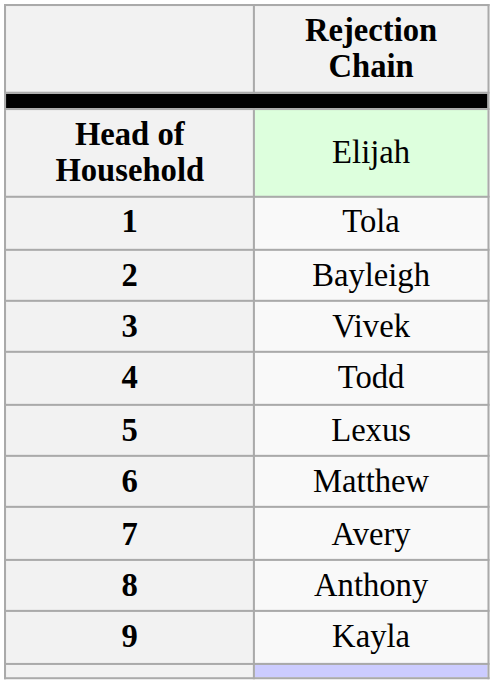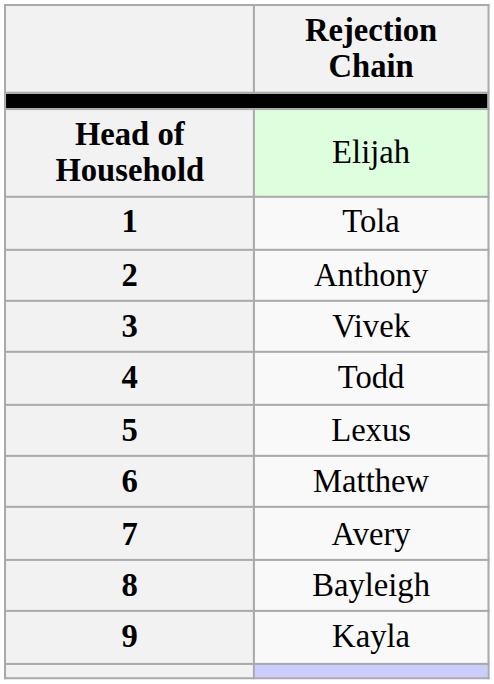(371, 274) Bayleigh -> (371, 274) Anthony
(371, 584) Anthony -> (371, 584) Bayleigh
